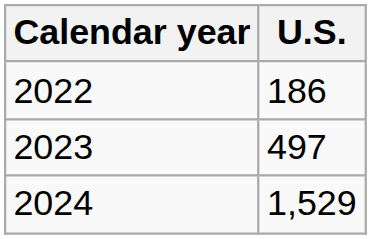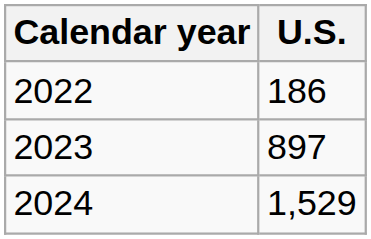(297, 146) 497 -> (297, 146) 897
